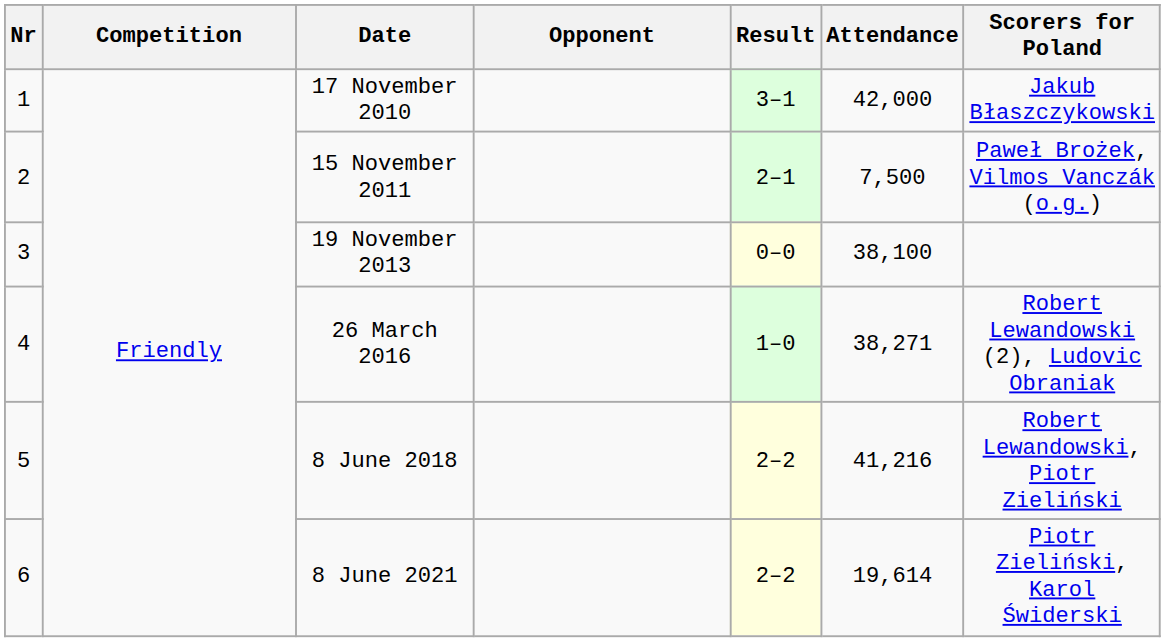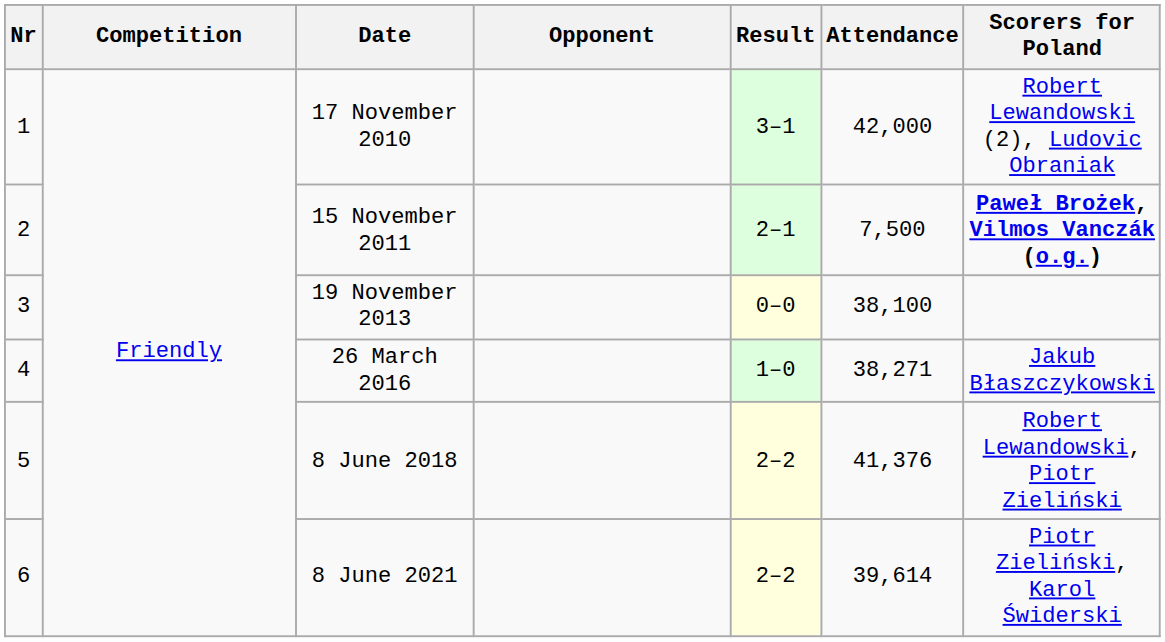(1062, 100) Jakub Błaszczykowski -> (1062, 127) Robert Lewandowski (2), Ludovic Obraniak
(1062, 177) normal -> (1062, 230) bold
(1062, 344) Robert Lewandowski (2), Ludovic Obraniak -> (1062, 370) Jakub Błaszczykowski
(892, 460) 41,216 -> (892, 460) 41,376
(892, 577) 19,614 -> (892, 577) 39,614
